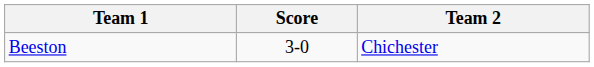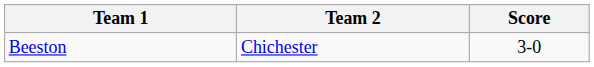columns swapped: (473, 18) <-> (297, 18)
